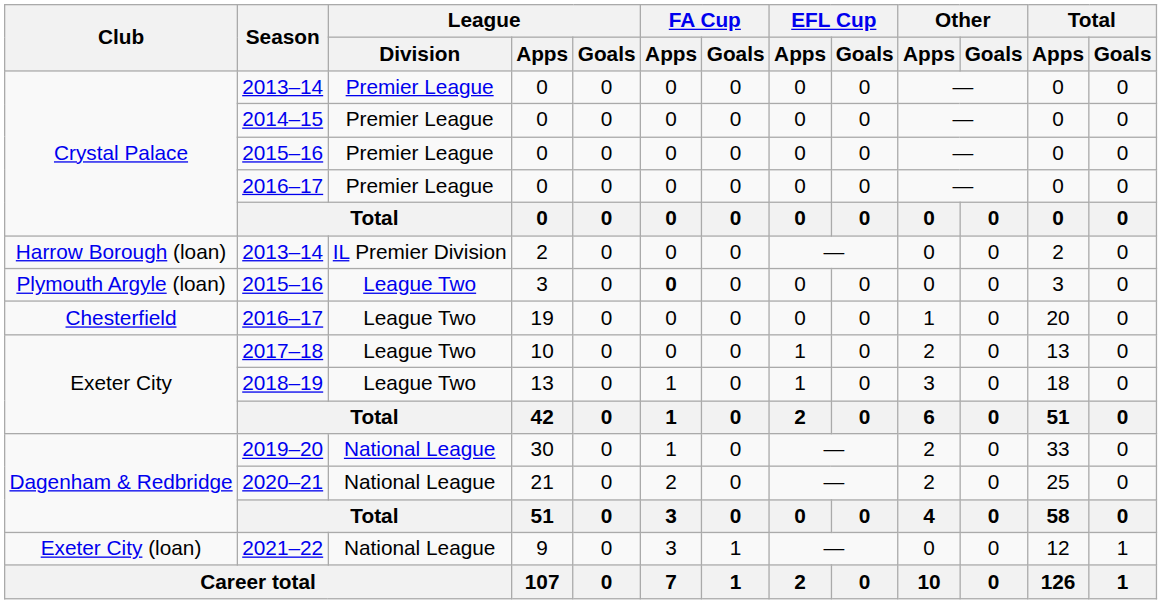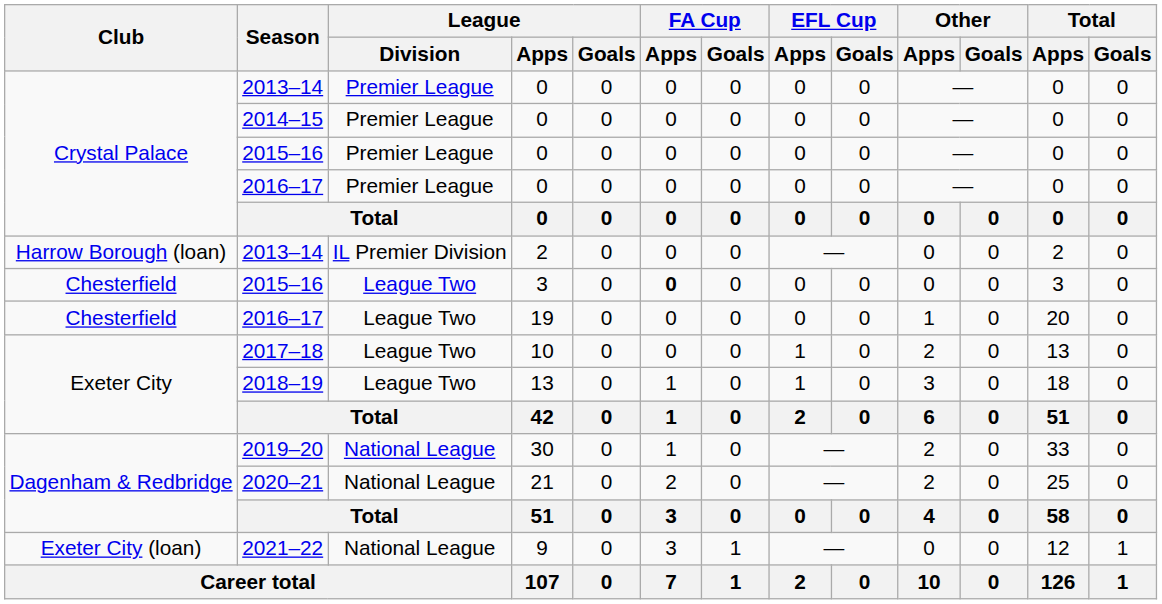(121, 284) Plymouth Argyle (loan) -> (121, 284) Chesterfield
